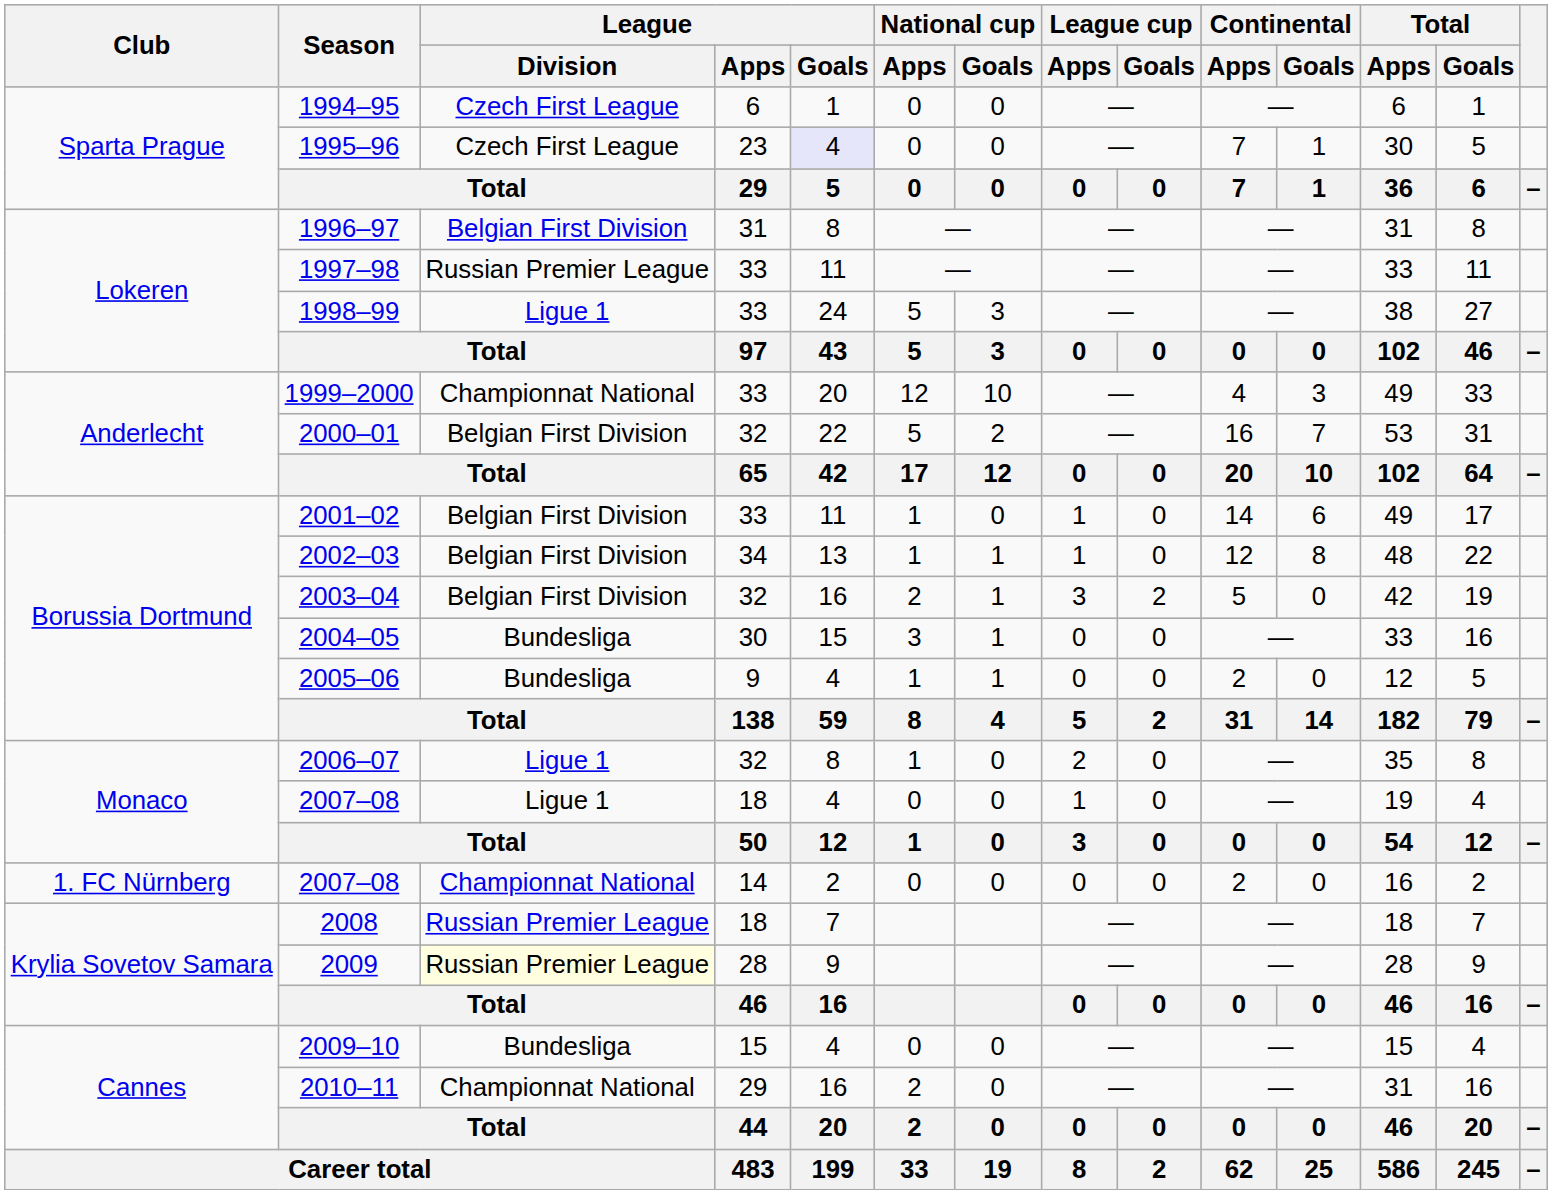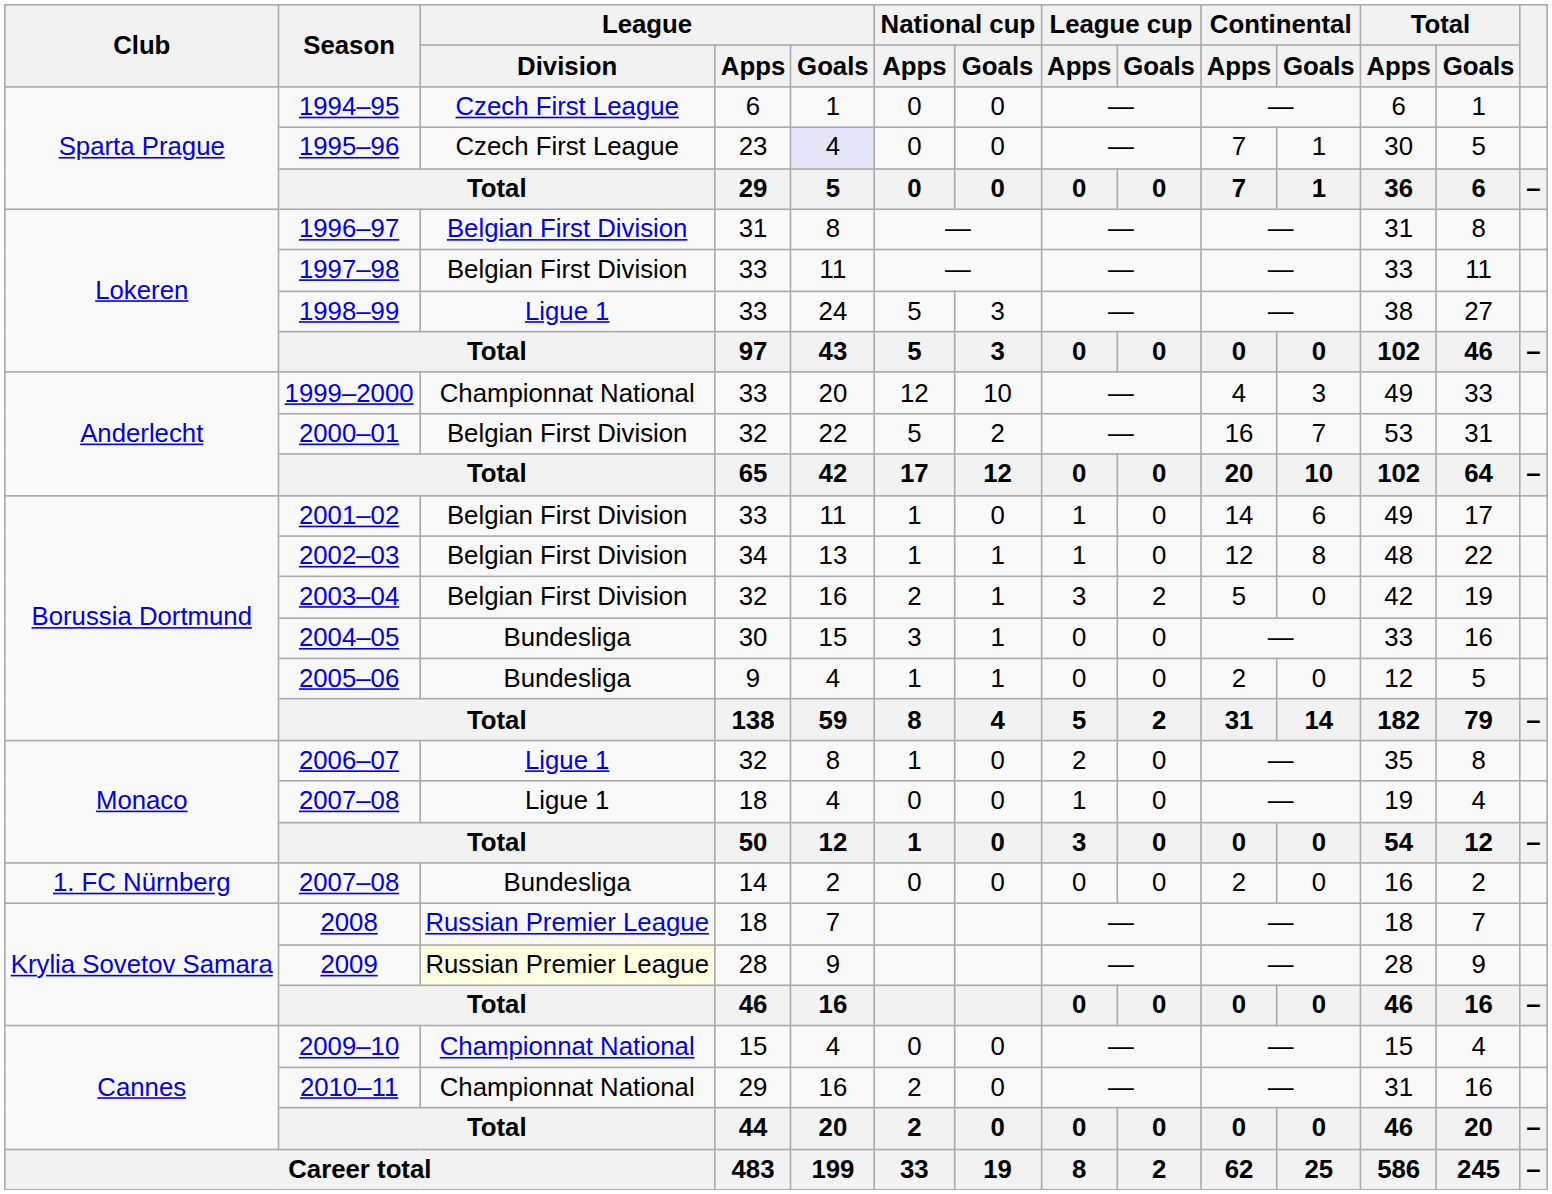(567, 270) Russian Premier League -> (567, 270) Belgian First Division
(567, 882) Championnat National -> (567, 882) Bundesliga
(567, 1046) Bundesliga -> (567, 1046) Championnat National
